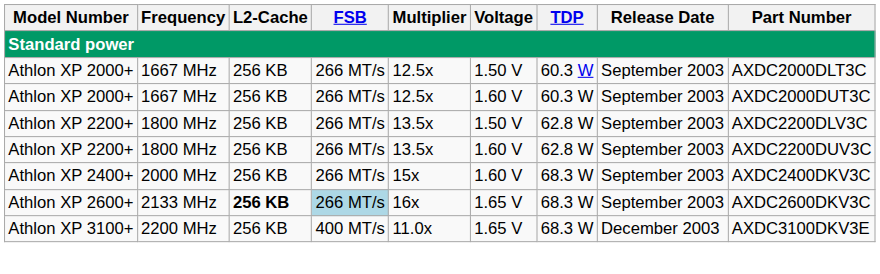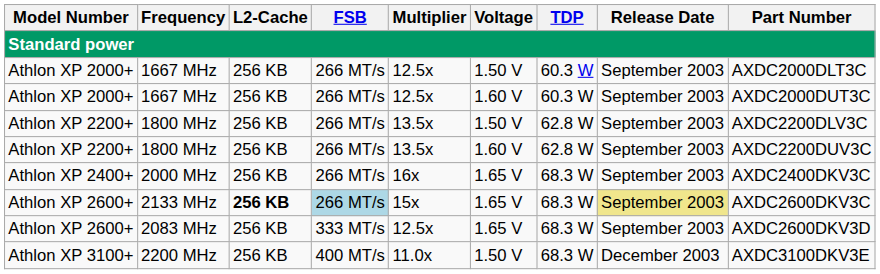(406, 176) 15x -> (406, 176) 16x
(498, 176) 1.60 V -> (498, 176) 1.65 V
(406, 202) 16x -> (406, 202) 15x
(663, 202) no background -> (663, 202) khaki background
+ row: (71, 228)
(498, 228) 1.65 V -> (498, 255) 1.50 V
